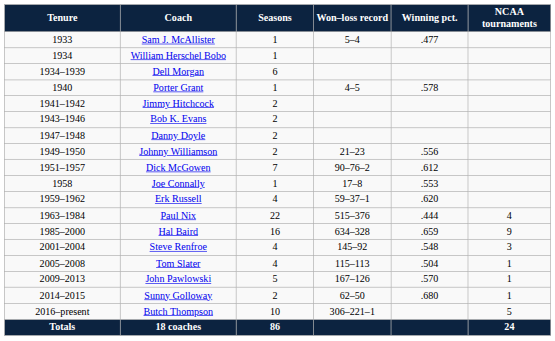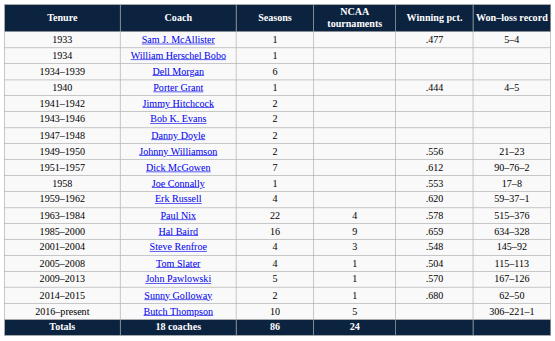columns swapped: (352, 18) <-> (509, 18)
(430, 87) .578 -> (435, 87) .444
(430, 215) .444 -> (435, 215) .578
